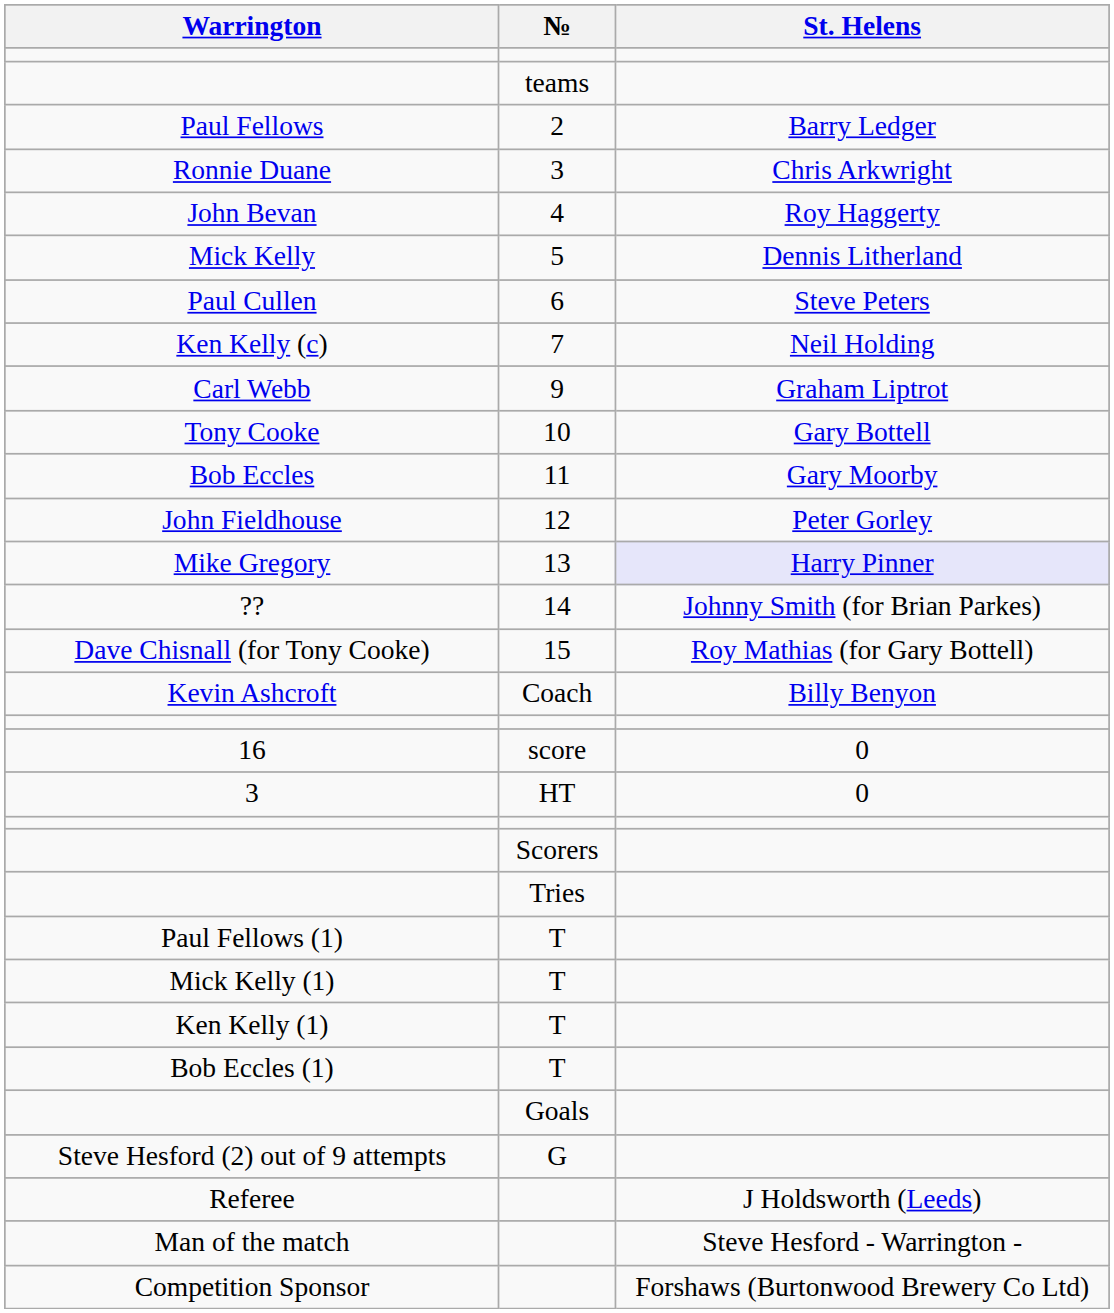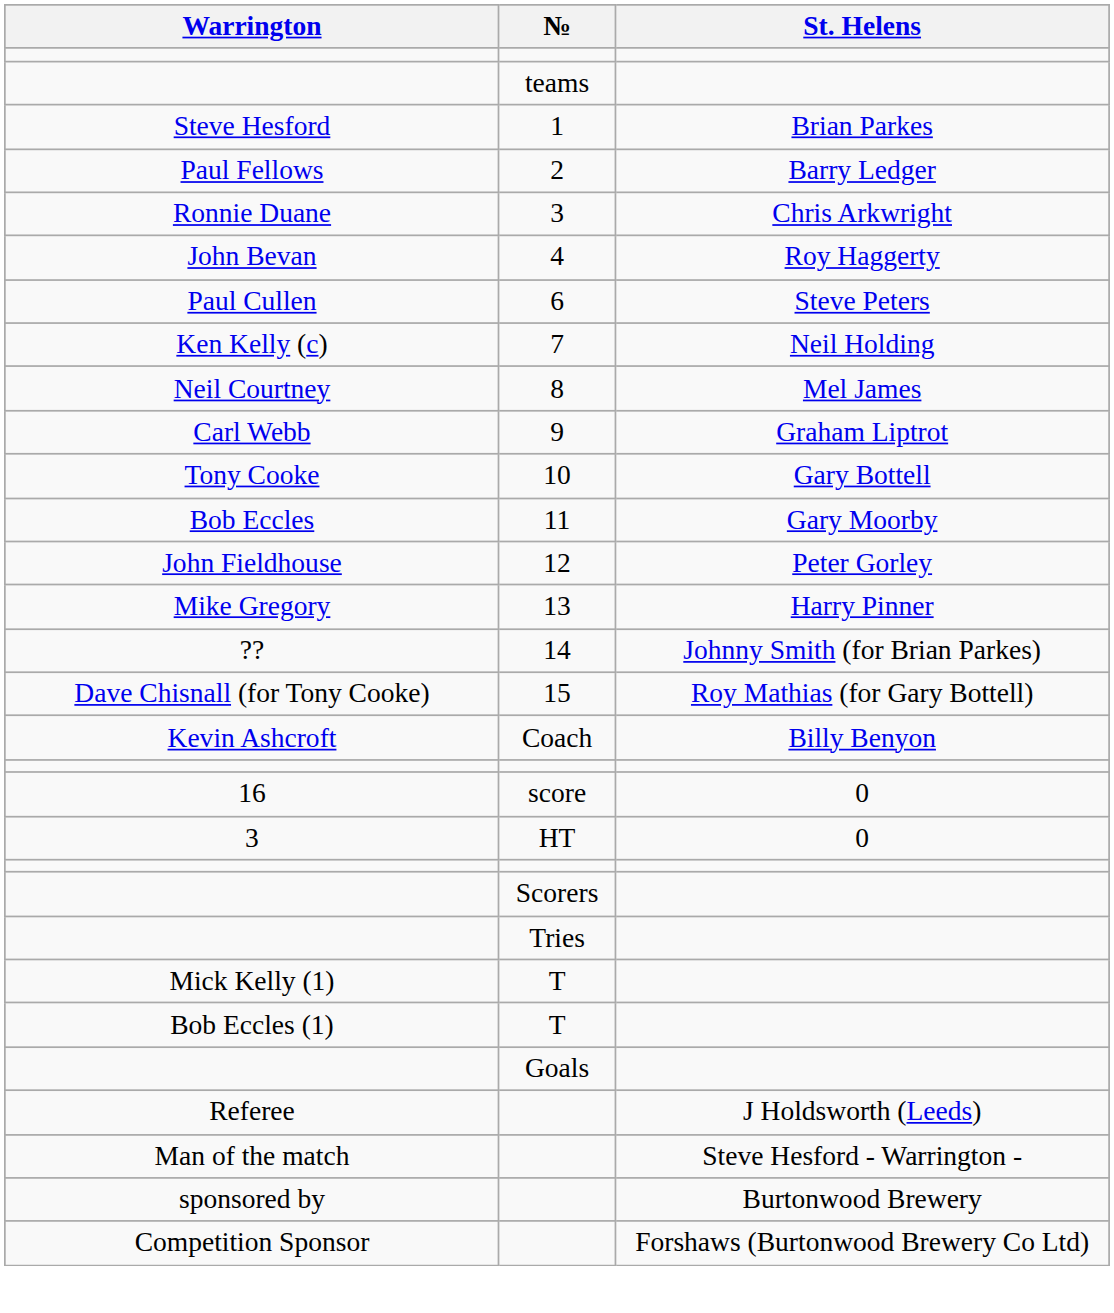+ row: (252, 126)
- row: (252, 257)
+ row: (252, 388)
(862, 562) lavender background -> (862, 606) no background
- row: (252, 937)
- row: (252, 1024)
- row: (252, 1155)
+ row: (252, 1199)
